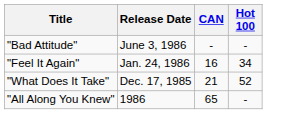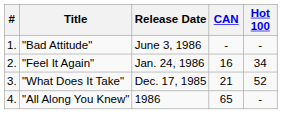+ column: (12, 20)
